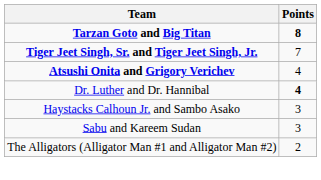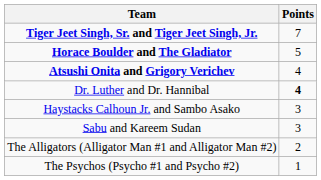- row: (142, 33)
+ row: (142, 52)
+ row: (142, 166)
